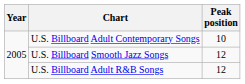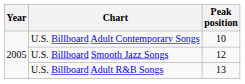(221, 70) 12 -> (221, 70) 13
